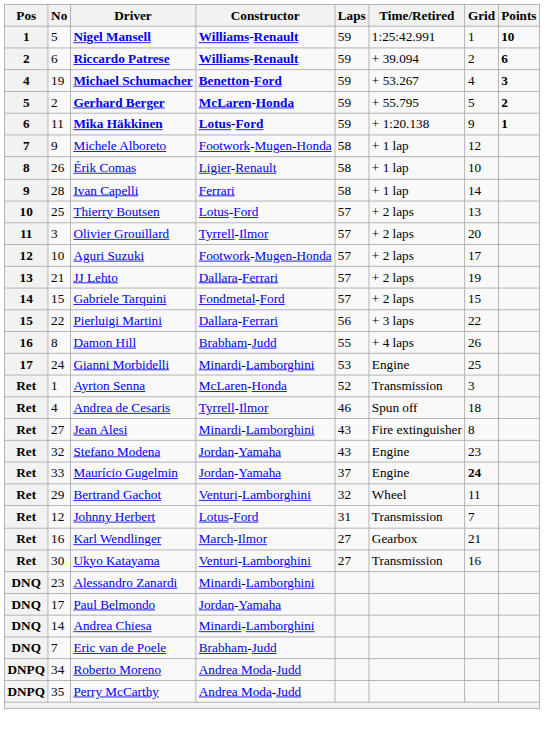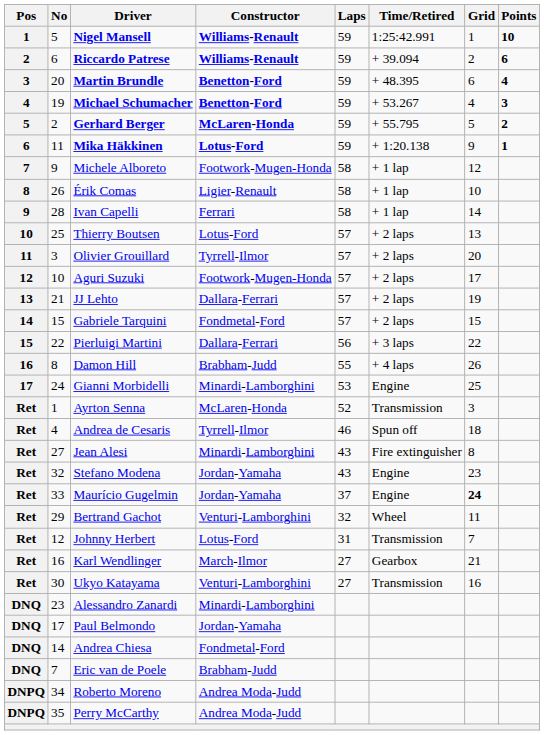+ row: (118, 81)
(257, 626) Minardi-Lamborghini -> (242, 647) Fondmetal-Ford
